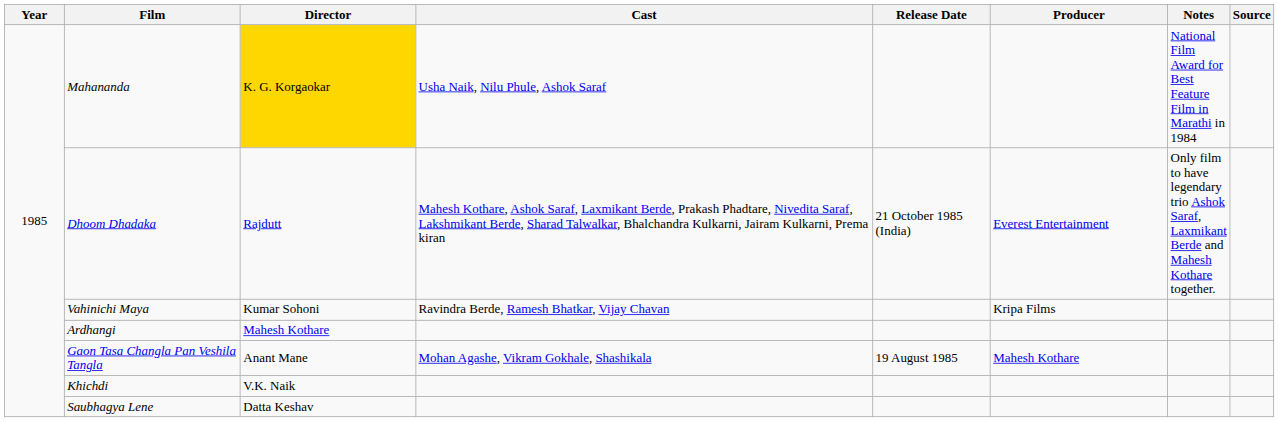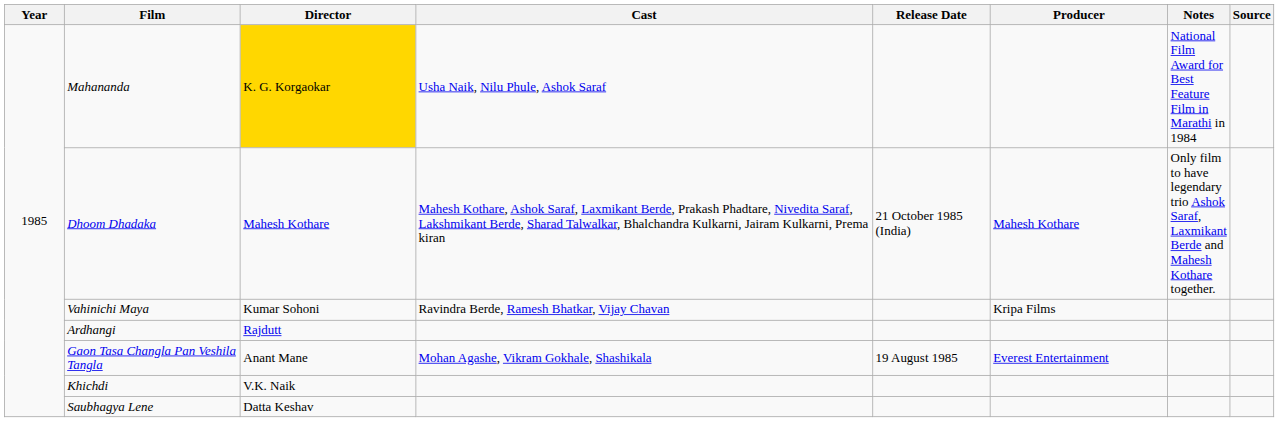(262, 223) Rajdutt -> (286, 223) Mahesh Kothare
(1051, 223) Everest Entertainment -> (1036, 223) Mahesh Kothare
(286, 330) Mahesh Kothare -> (262, 330) Rajdutt
(1036, 358) Mahesh Kothare -> (1051, 358) Everest Entertainment
